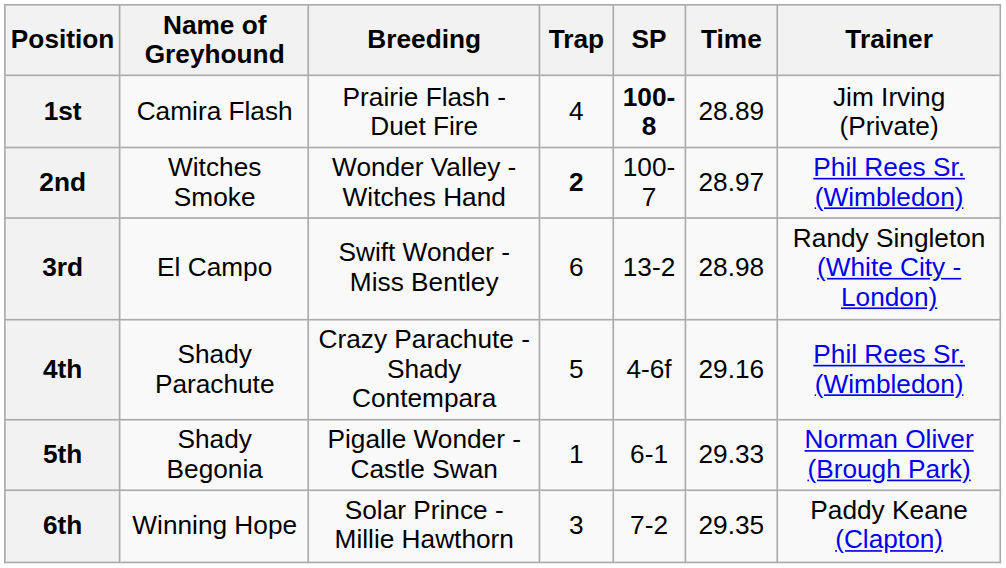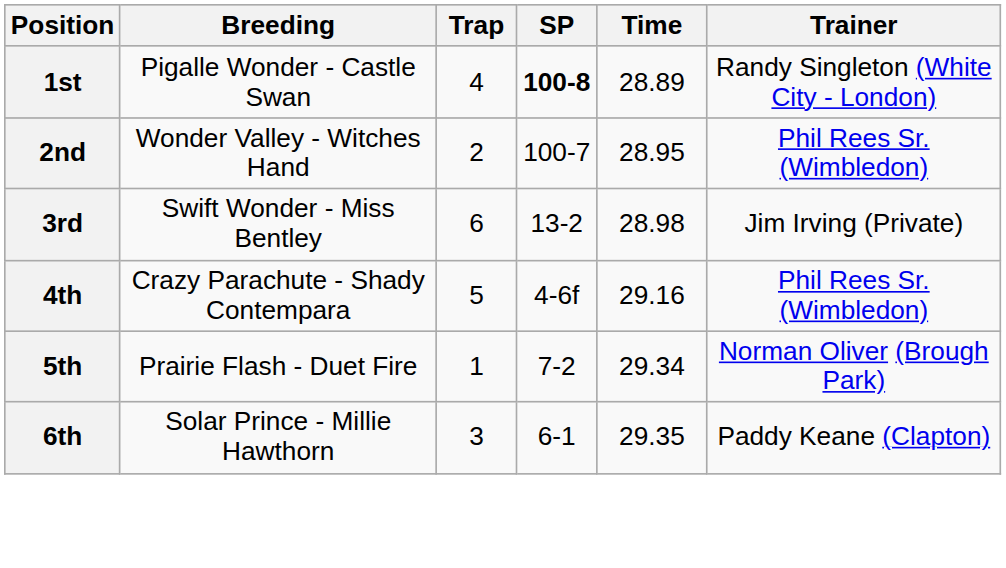- column: (215, 40)
(424, 111) Prairie Flash - Duet Fire -> (278, 81) Pigalle Wonder - Castle Swan
(889, 111) Jim Irving (Private) -> (854, 81) Randy Singleton (White City - London)
(576, 182) bold -> (476, 152) normal
(731, 182) 28.97 -> (652, 152) 28.95
(889, 268) Randy Singleton (White City - London) -> (854, 223) Jim Irving (Private)
(424, 454) Pigalle Wonder - Castle Swan -> (278, 366) Prairie Flash - Duet Fire
(649, 454) 6-1 -> (557, 366) 7-2
(731, 454) 29.33 -> (652, 366) 29.34
(649, 525) 7-2 -> (557, 437) 6-1
